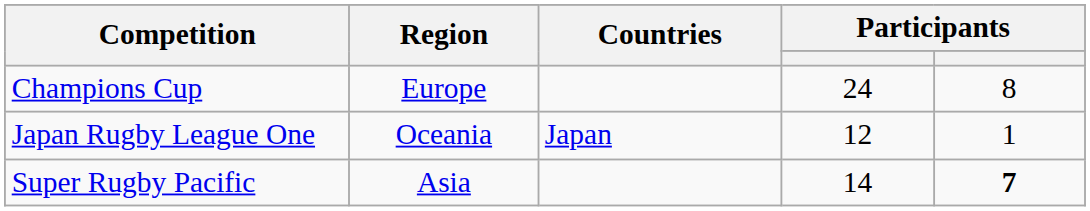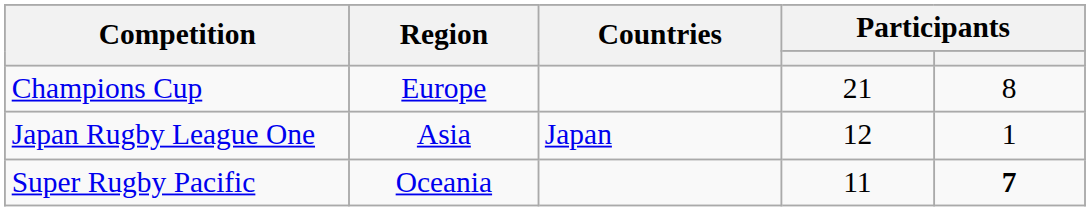(857, 88) 24 -> (857, 88) 21
(444, 134) Oceania -> (444, 134) Asia
(444, 181) Asia -> (444, 181) Oceania
(857, 181) 14 -> (857, 181) 11
